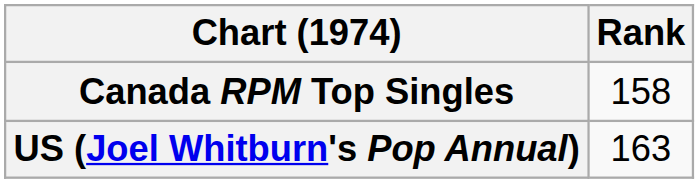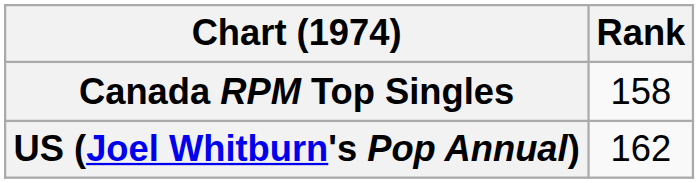(641, 148) 163 -> (641, 148) 162
